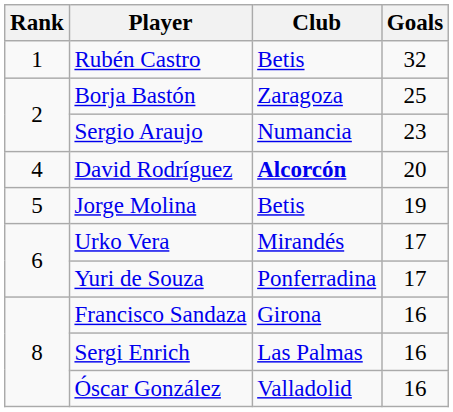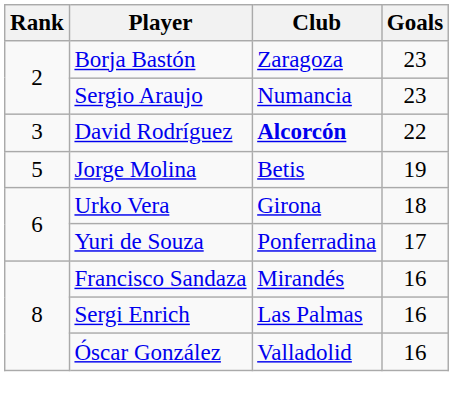- row: (137, 59)
(415, 95) 25 -> (415, 59) 23
(37, 168) 4 -> (37, 132) 3
(415, 168) 20 -> (415, 132) 22
(301, 242) Mirandés -> (289, 205) Girona
(415, 242) 17 -> (415, 205) 18
(289, 315) Girona -> (301, 278) Mirandés
